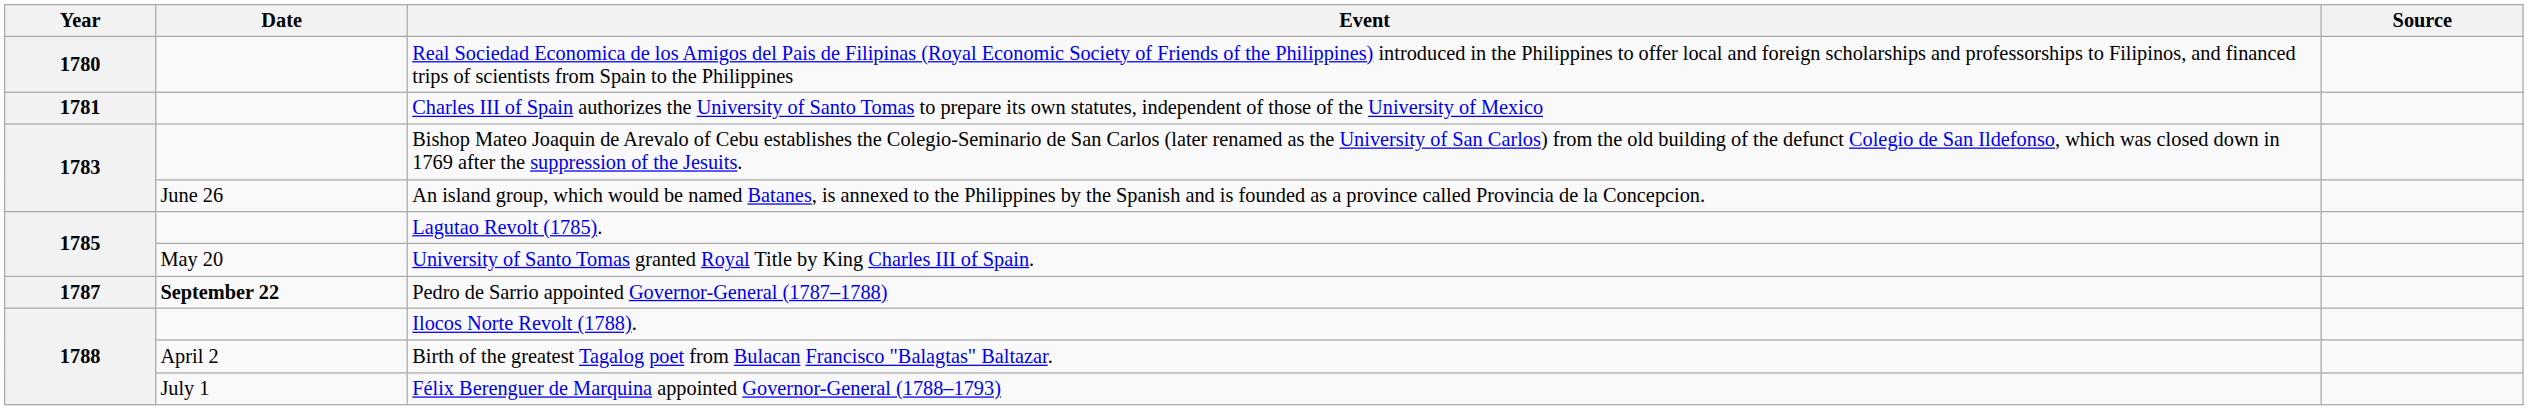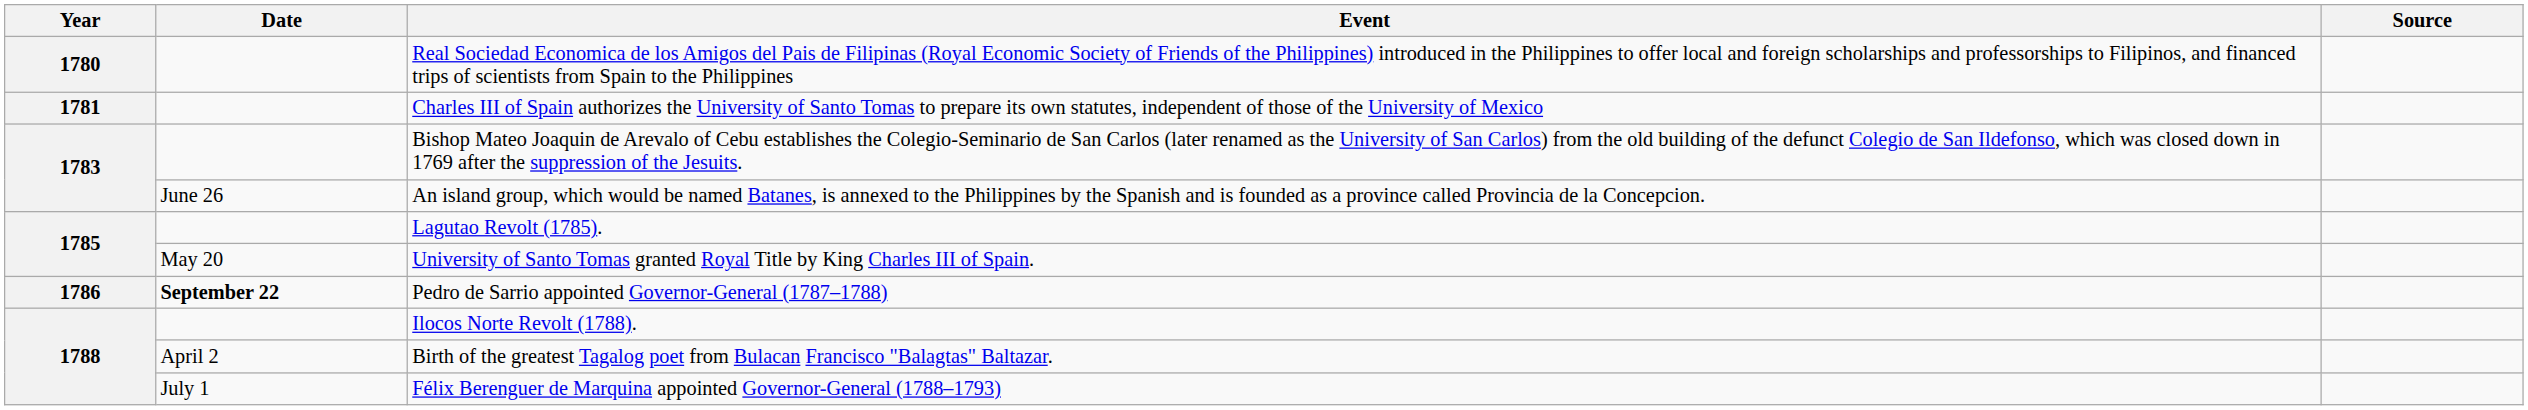(80, 291) 1787 -> (80, 291) 1786
